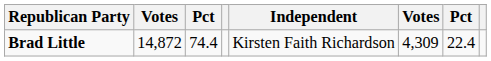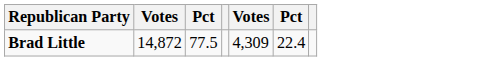- column: (314, 17)
(203, 42) 74.4 -> (203, 42) 77.5
